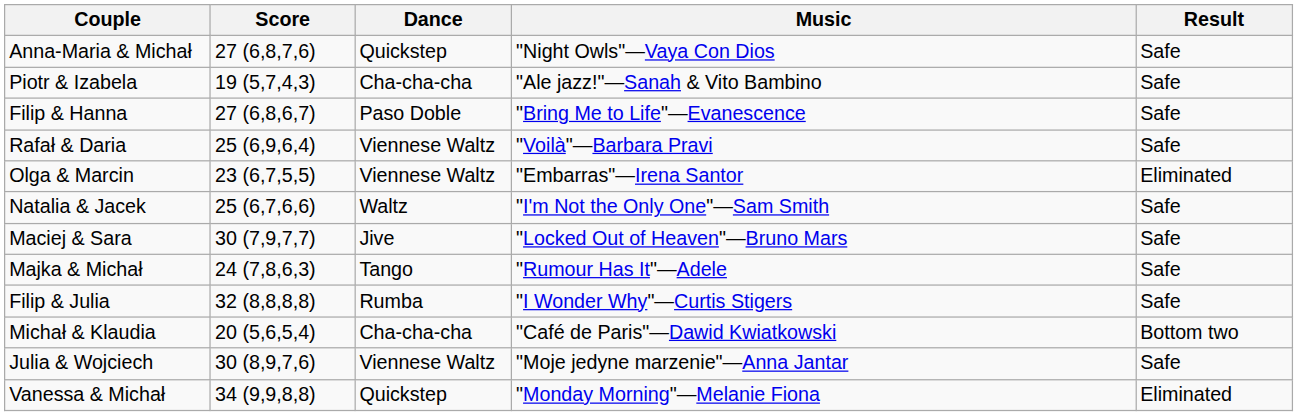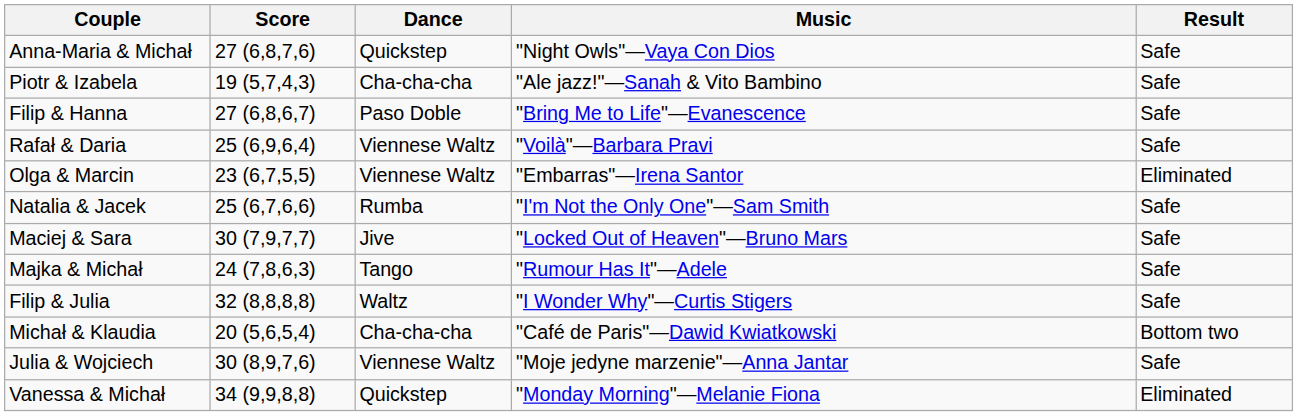(384, 207) Waltz -> (391, 207) Rumba
(391, 301) Rumba -> (384, 301) Waltz
